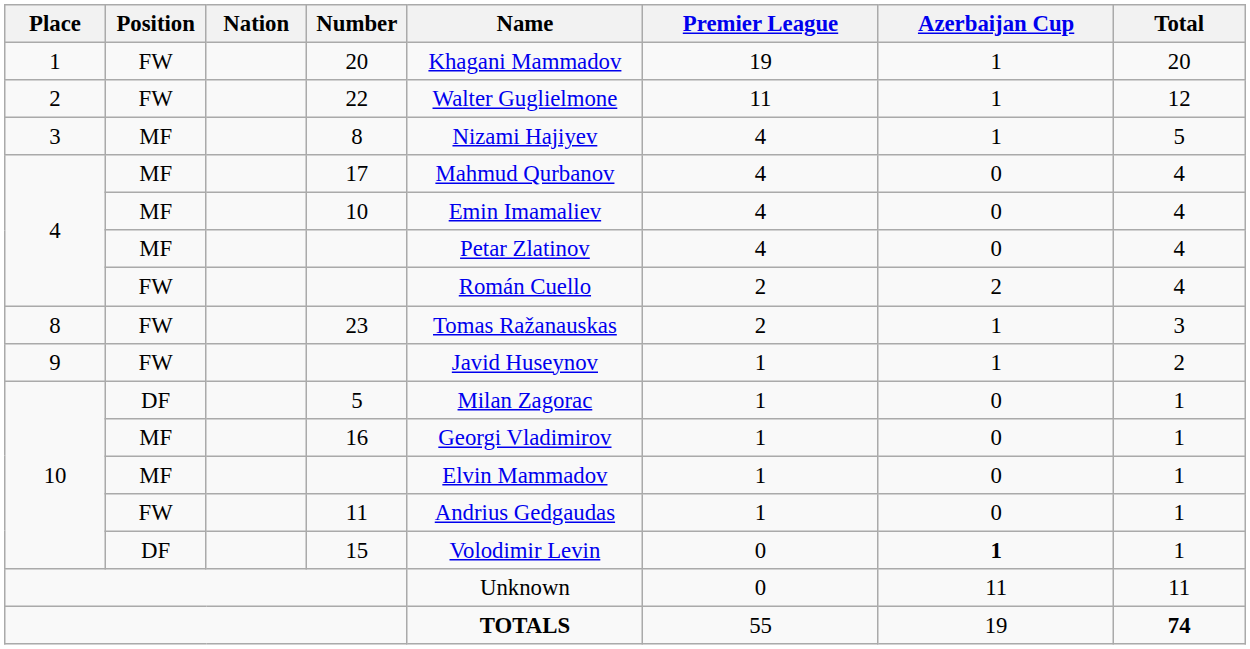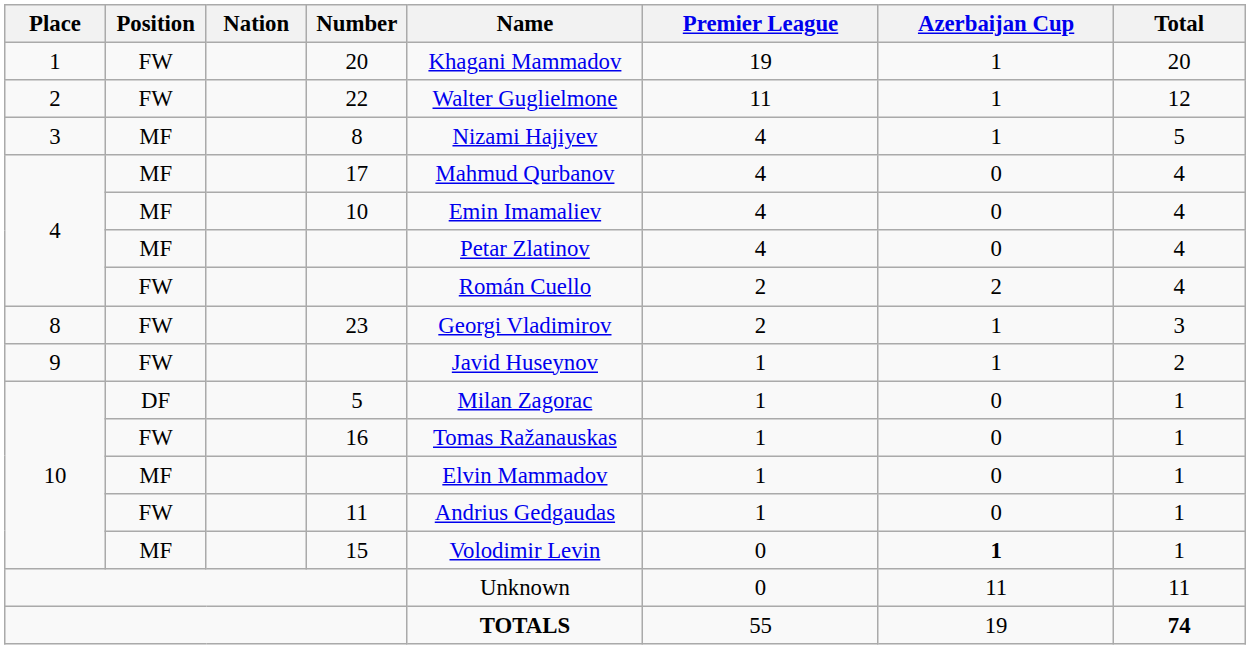(525, 324) Tomas Ražanauskas -> (525, 324) Georgi Vladimirov
(156, 437) MF -> (156, 437) FW
(525, 437) Georgi Vladimirov -> (525, 437) Tomas Ražanauskas
(156, 549) DF -> (156, 549) MF
